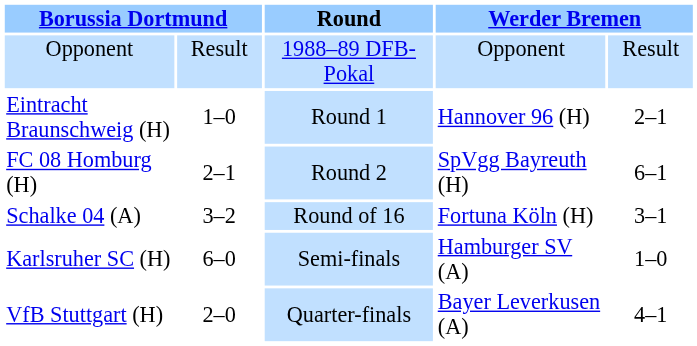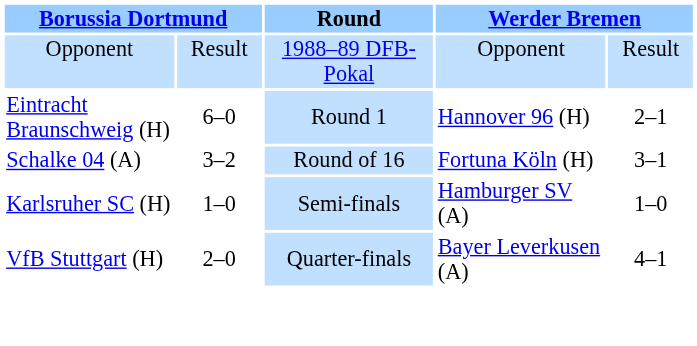(219, 117) 1–0 -> (219, 117) 6–0
- row: (79, 172)
(219, 258) 6–0 -> (219, 203) 1–0
